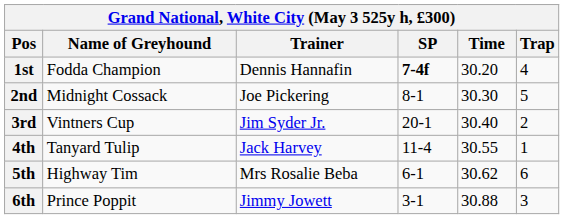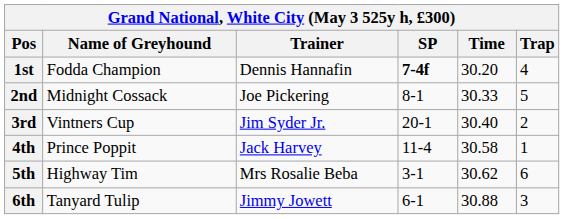(480, 95) 30.30 -> (480, 95) 30.33
(93, 148) Tanyard Tulip -> (91, 148) Prince Poppit
(480, 148) 30.55 -> (480, 148) 30.58
(413, 174) 6-1 -> (413, 174) 3-1
(91, 200) Prince Poppit -> (93, 200) Tanyard Tulip
(413, 200) 3-1 -> (413, 200) 6-1
